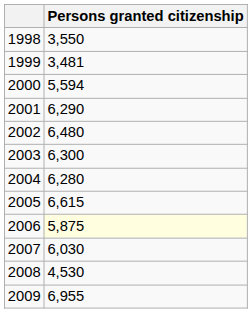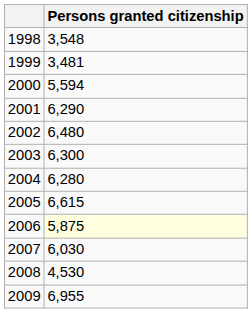(66, 39) 3,550 -> (66, 39) 3,548
